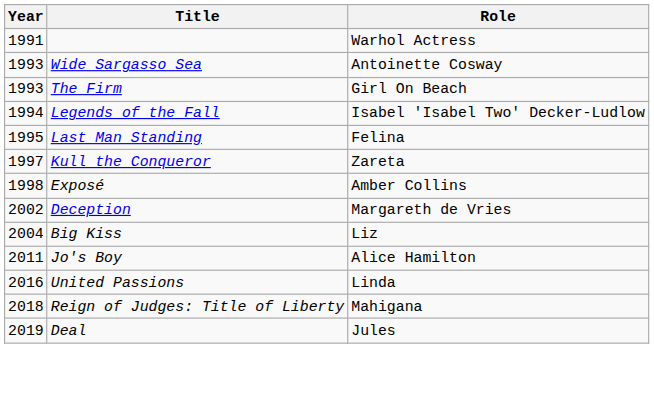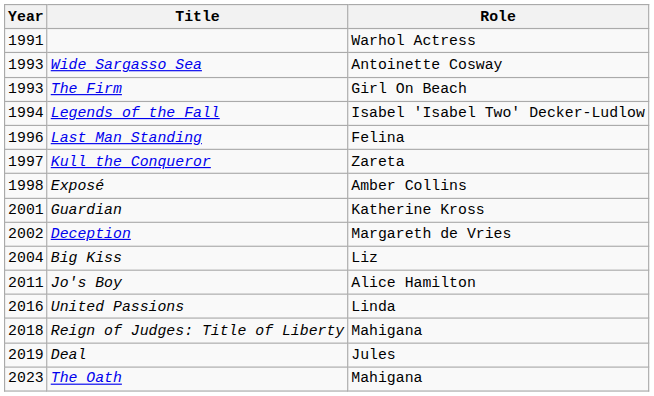(26, 137) 1995 -> (26, 137) 1996
+ row: (86, 210)
+ row: (86, 379)
